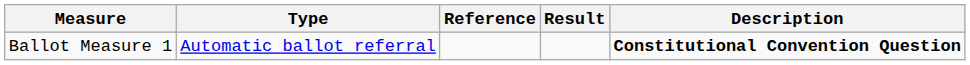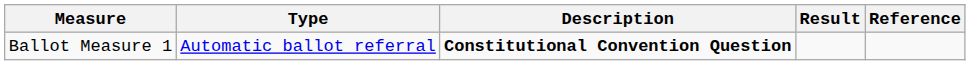columns swapped: (787, 19) <-> (490, 19)
